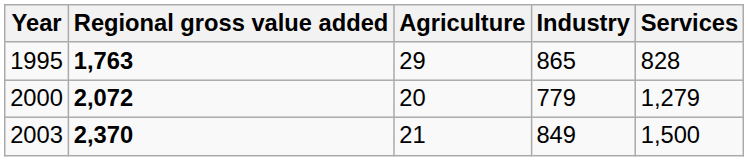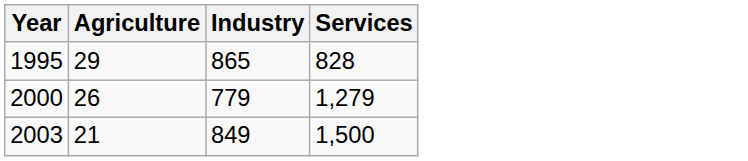- column: (231, 23)
(412, 98) 20 -> (87, 98) 26
